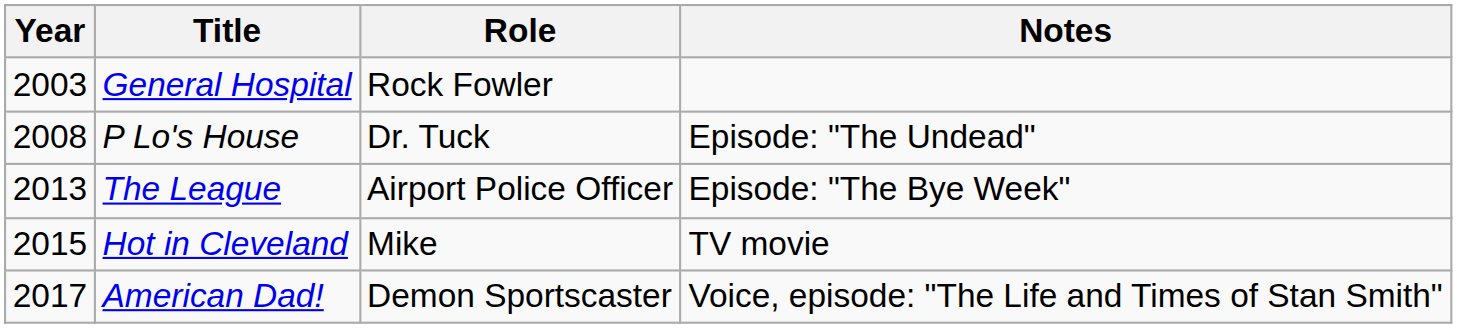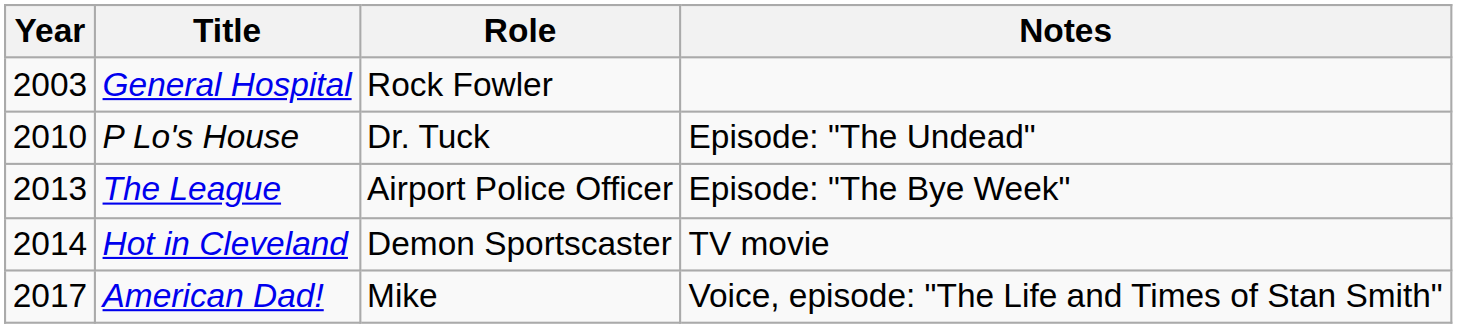(50, 137) 2008 -> (50, 137) 2010
(50, 243) 2015 -> (50, 243) 2014
(402, 243) Mike -> (519, 243) Demon Sportscaster
(519, 296) Demon Sportscaster -> (402, 296) Mike
